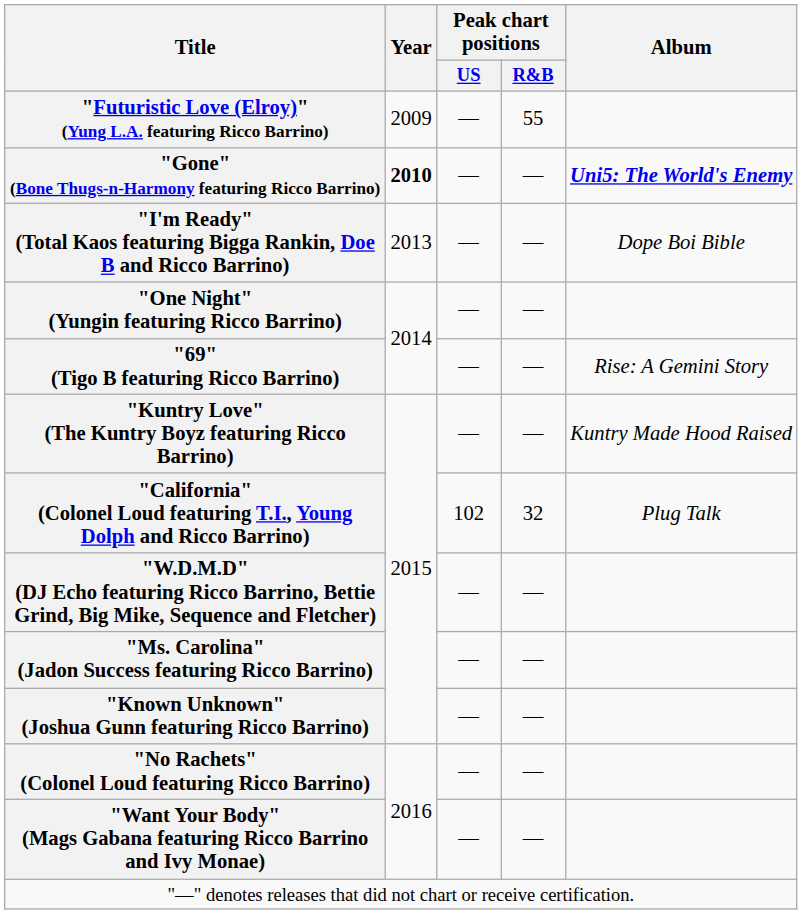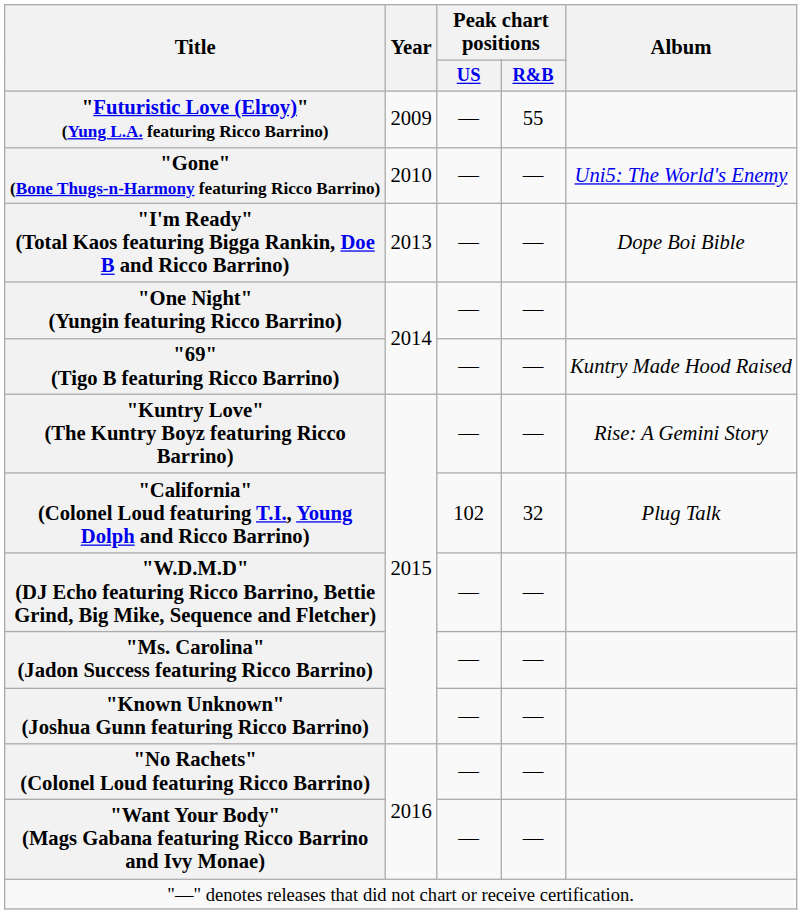(411, 175) bold -> (411, 175) normal
(681, 175) bold -> (681, 175) normal
(681, 366) Rise: A Gemini Story -> (681, 366) Kuntry Made Hood Raised
(681, 433) Kuntry Made Hood Raised -> (681, 433) Rise: A Gemini Story
